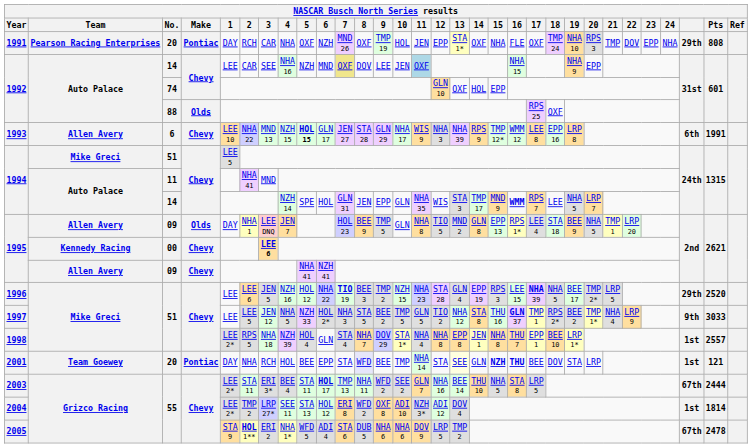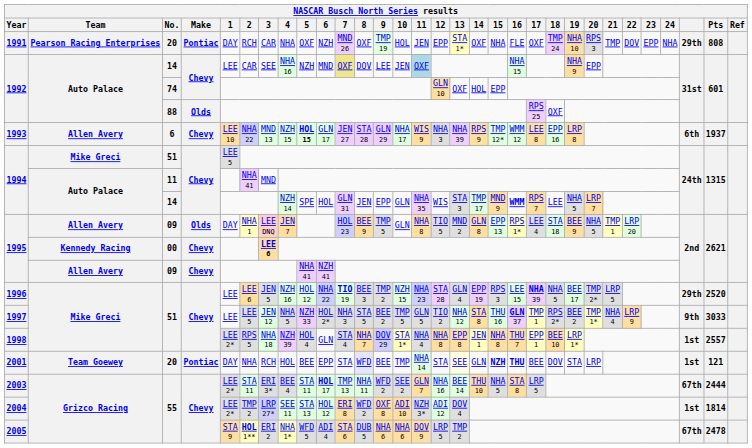(716, 134) 1991 -> (716, 134) 1937
